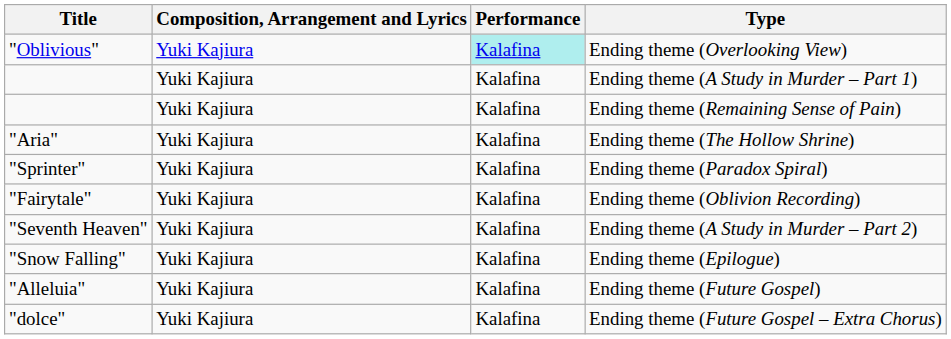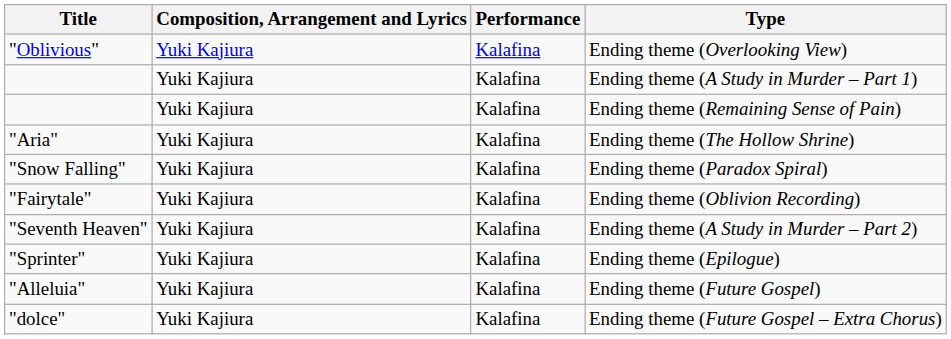(508, 49) paleturquoise background -> (508, 49) no background
(47, 169) "Sprinter" -> (67, 169) "Snow Falling"
(67, 259) "Snow Falling" -> (47, 259) "Sprinter"
